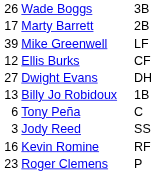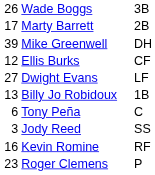(141, 43) LF -> (143, 43) DH
(143, 78) DH -> (141, 78) LF
